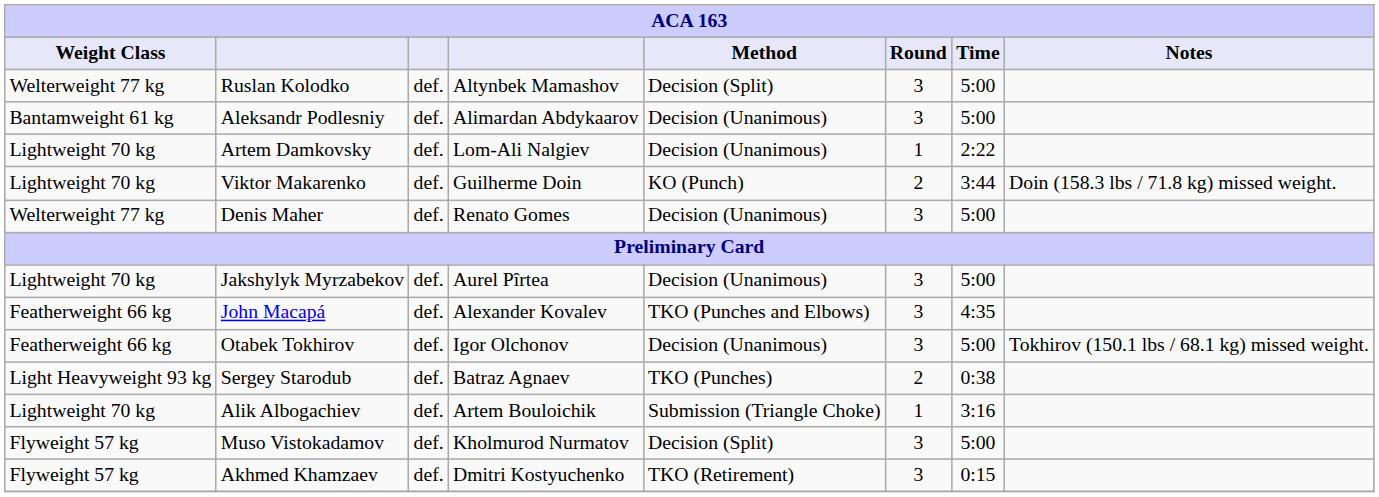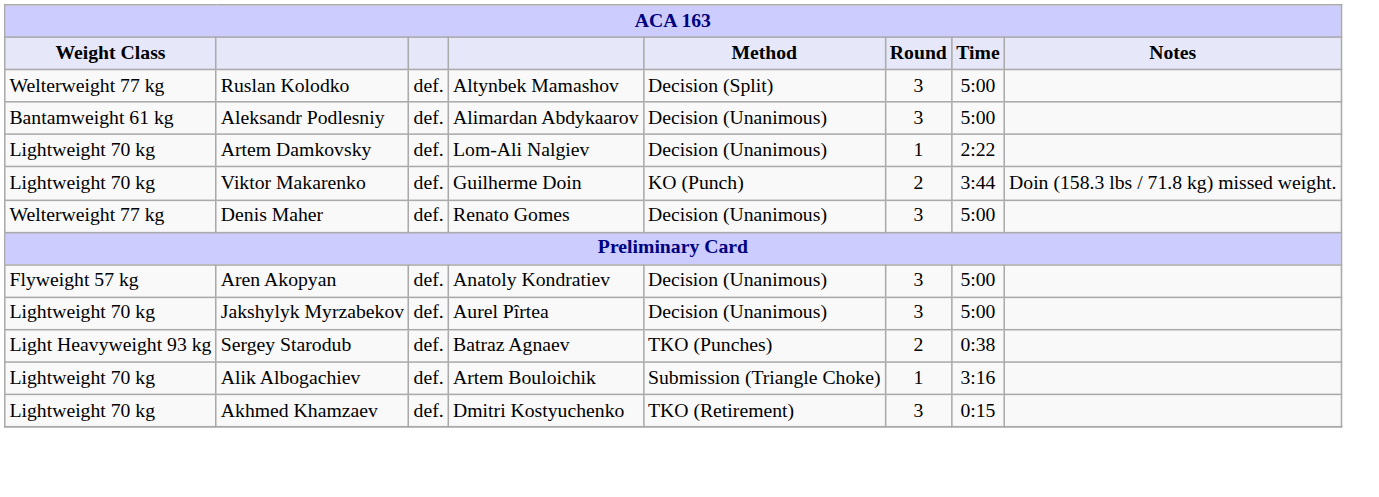+ row: (279, 280)
- row: (273, 312)
- row: (288, 345)
- row: (302, 442)
(74, 475) Flyweight 57 kg -> (82, 410) Lightweight 70 kg
